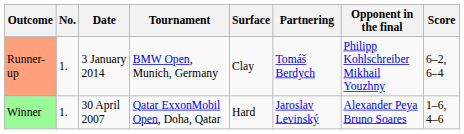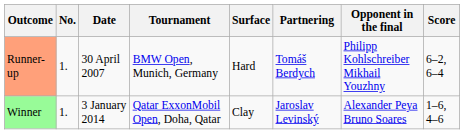(104, 66) 3 January 2014 -> (101, 66) 30 April 2007
(243, 66) Clay -> (244, 66) Hard
(101, 111) 30 April 2007 -> (104, 111) 3 January 2014
(244, 111) Hard -> (243, 111) Clay
